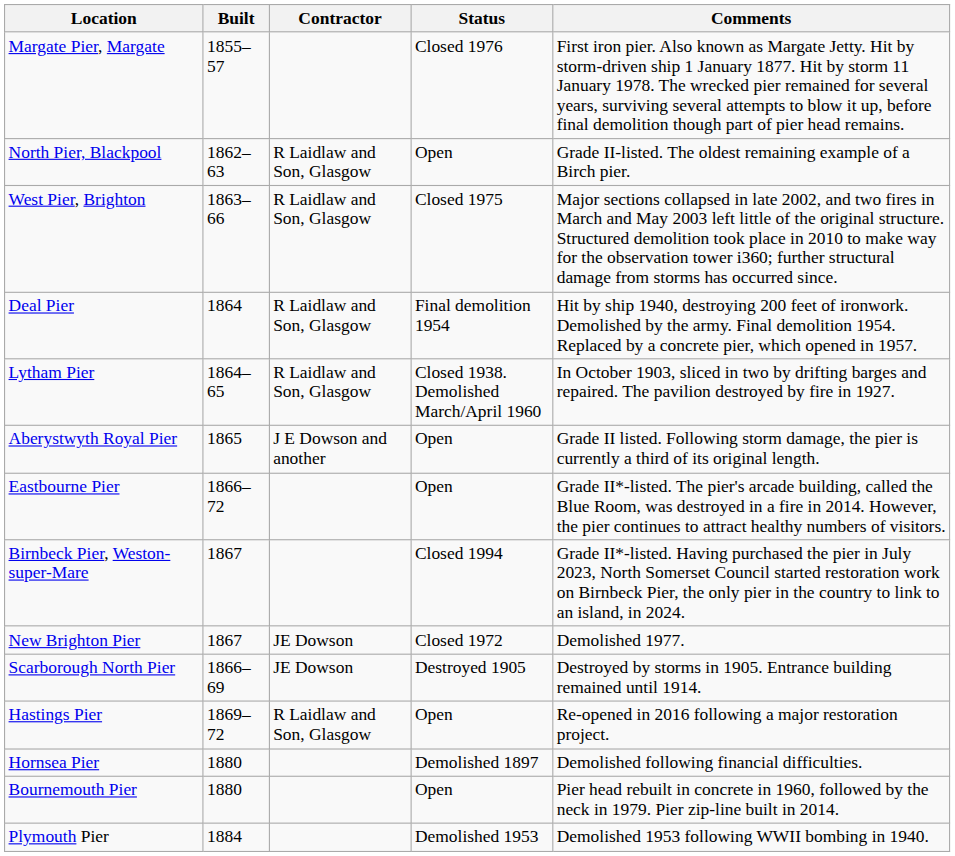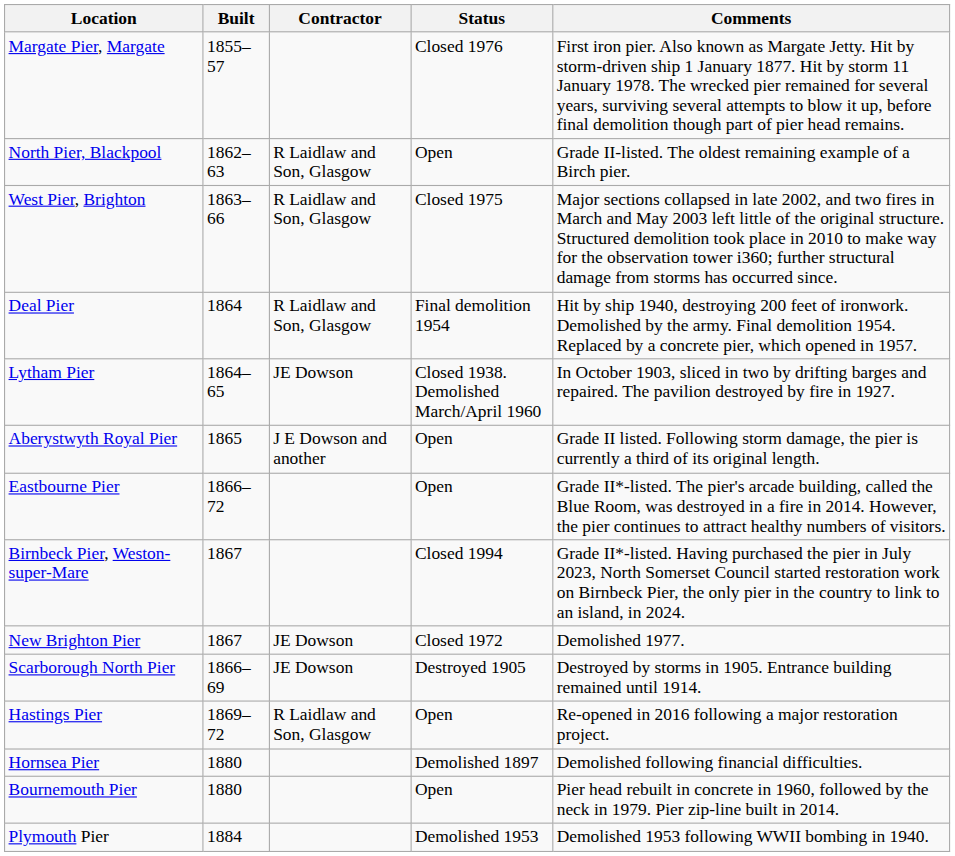(325, 382) R Laidlaw and Son, Glasgow -> (313, 372) JE Dowson
